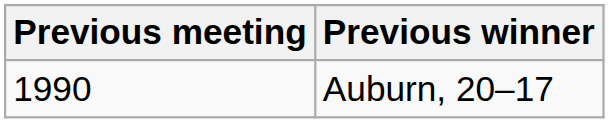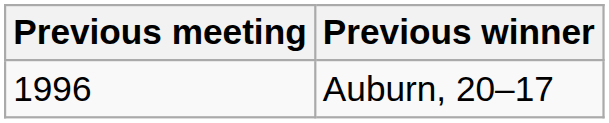(52, 88) 1990 -> (52, 88) 1996
